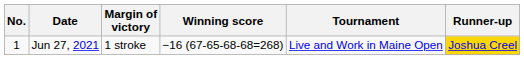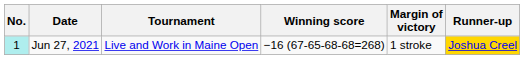columns swapped: (366, 20) <-> (131, 20)
(17, 45) no background -> (17, 45) paleturquoise background
